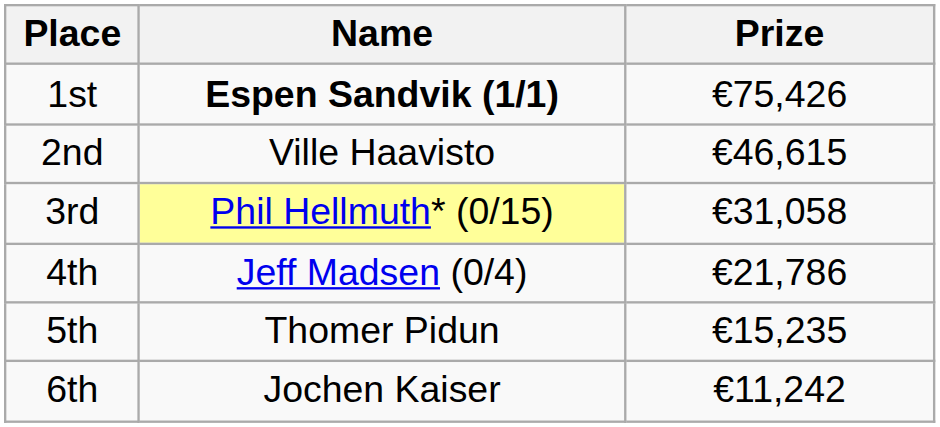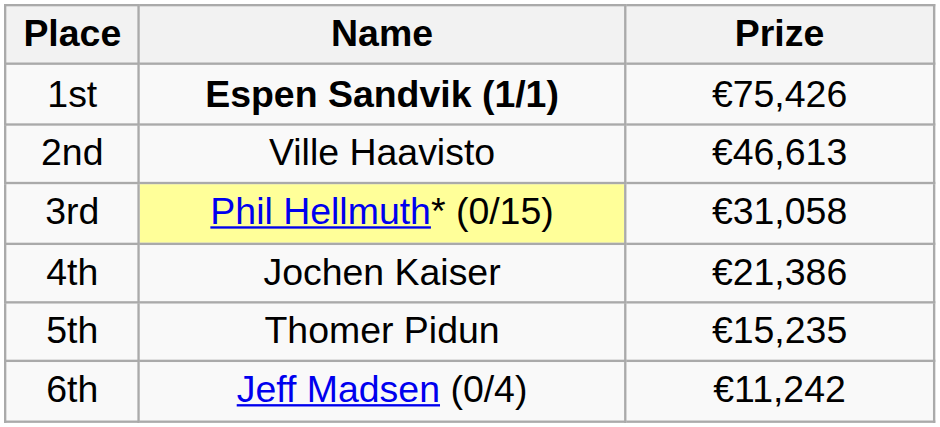(780, 152) €46,615 -> (780, 152) €46,613
(382, 271) Jeff Madsen (0/4) -> (382, 271) Jochen Kaiser
(780, 271) €21,786 -> (780, 271) €21,386
(382, 390) Jochen Kaiser -> (382, 390) Jeff Madsen (0/4)
